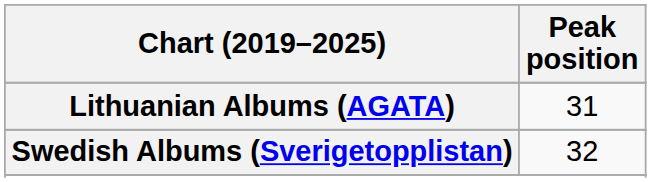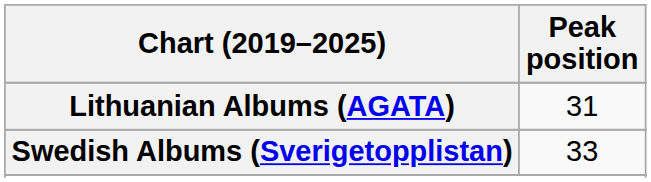(582, 151) 32 -> (582, 151) 33
